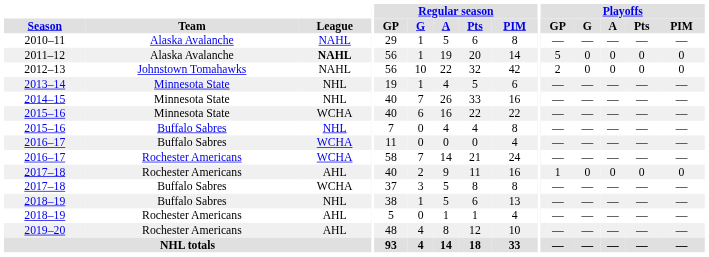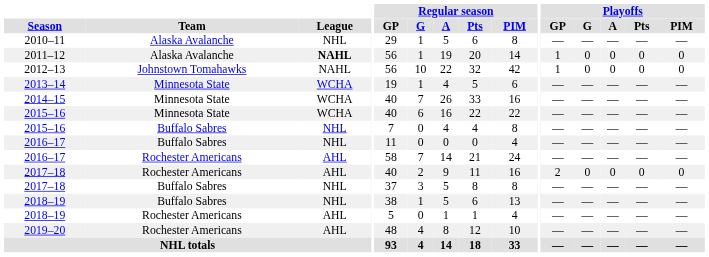(335, 40) NAHL -> (335, 40) NHL
(558, 55) 5 -> (558, 55) 1
(558, 69) 2 -> (558, 69) 1
(335, 84) NHL -> (335, 84) WCHA
(335, 99) NHL -> (335, 99) WCHA
(335, 142) WCHA -> (335, 142) NHL
(335, 157) WCHA -> (335, 157) AHL
(558, 172) 1 -> (558, 172) 2
(335, 186) WCHA -> (335, 186) NHL
